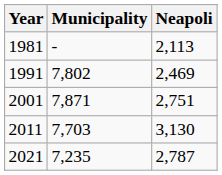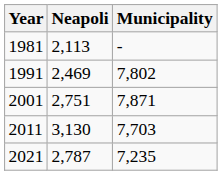columns swapped: (184, 18) <-> (99, 18)
